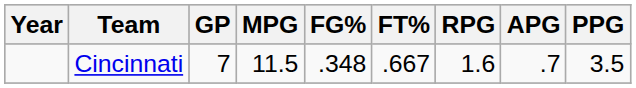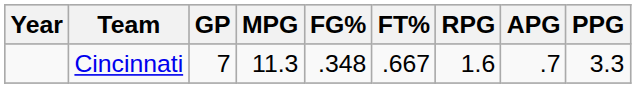(275, 64) 11.5 -> (275, 64) 11.3
(607, 64) 3.5 -> (607, 64) 3.3
